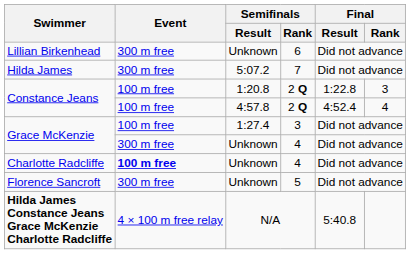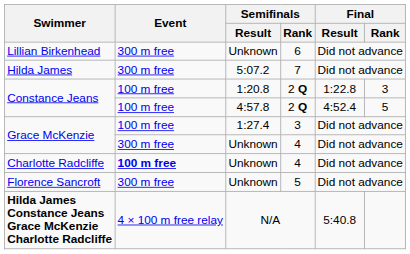(385, 107) 4 -> (385, 107) 5
